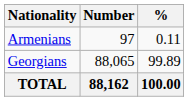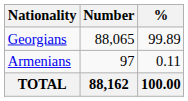rows swapped: (37, 61) <-> (39, 38)
